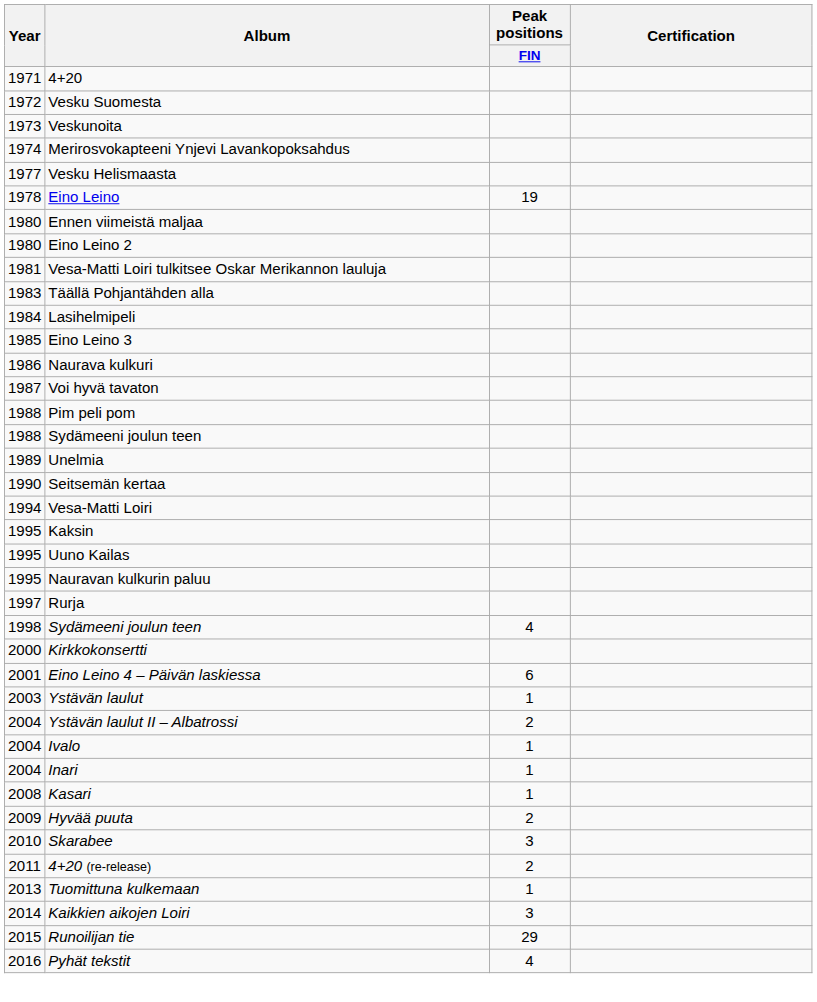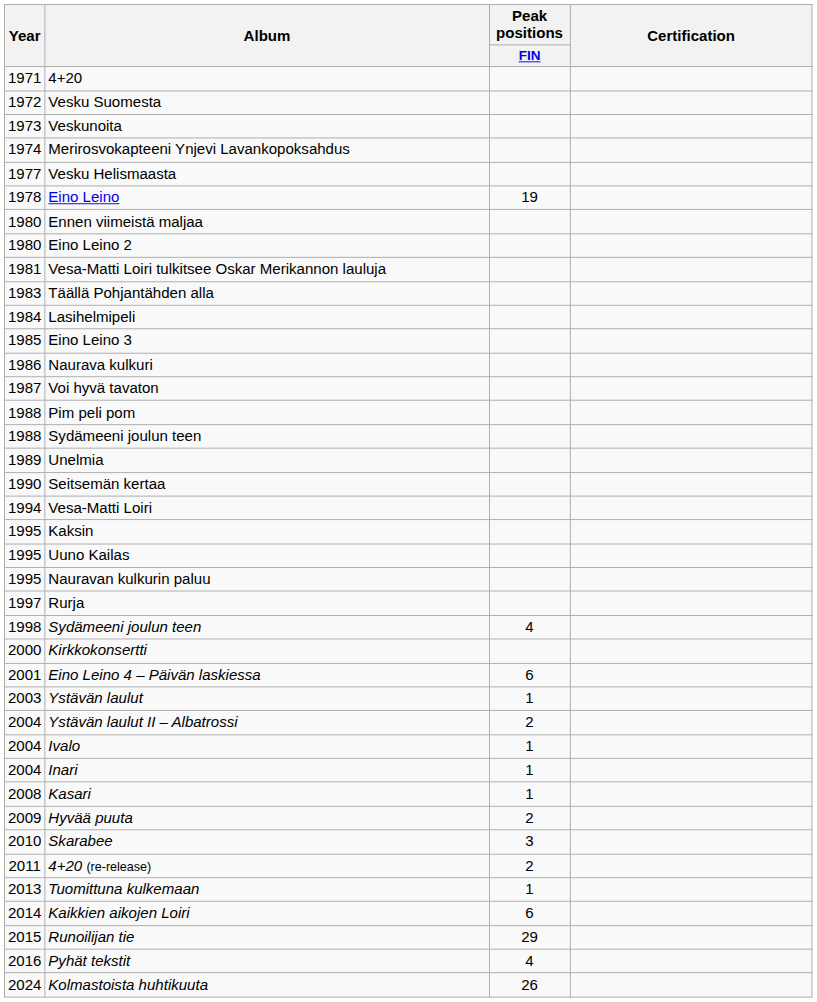(530, 913) 3 -> (530, 913) 6
+ row: (25, 984)
